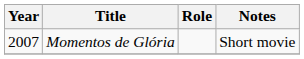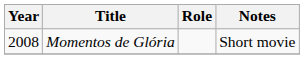(24, 41) 2007 -> (24, 41) 2008
